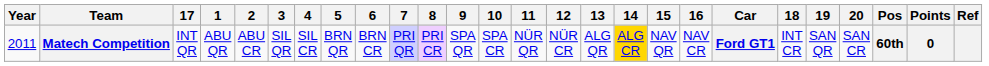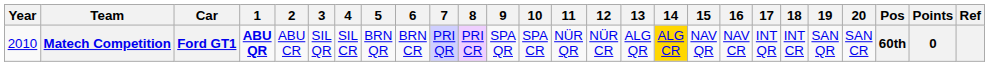columns swapped: (745, 15) <-> (187, 15)
(22, 43) 2011 -> (22, 43) 2010
(218, 43) normal -> (257, 43) bold
